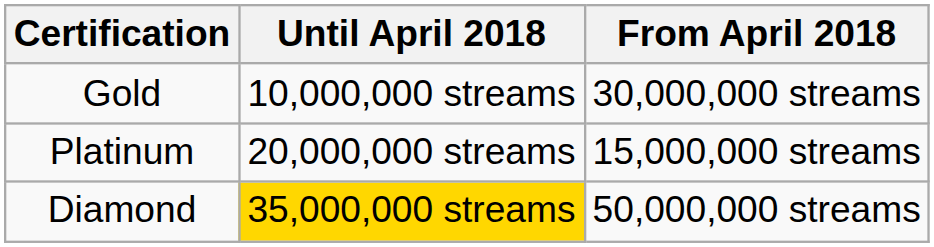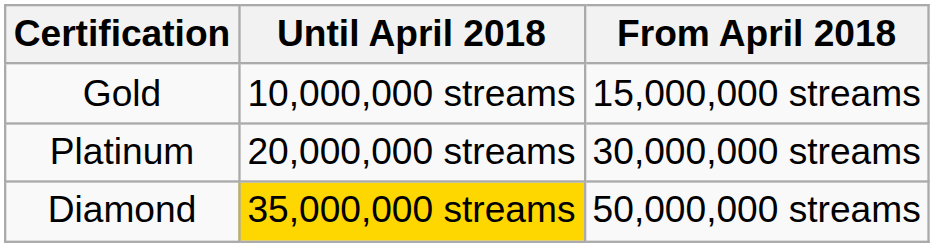(757, 92) 30,000,000 streams -> (757, 92) 15,000,000 streams
(757, 151) 15,000,000 streams -> (757, 151) 30,000,000 streams
